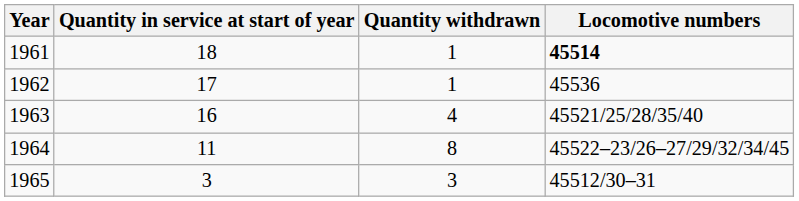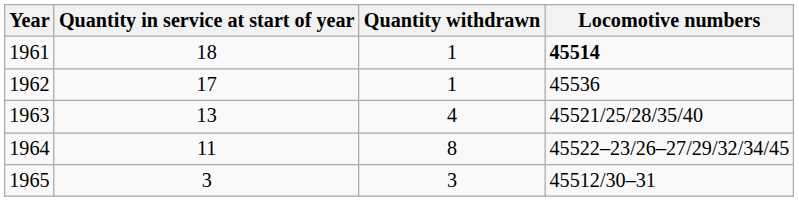(207, 116) 16 -> (207, 116) 13
